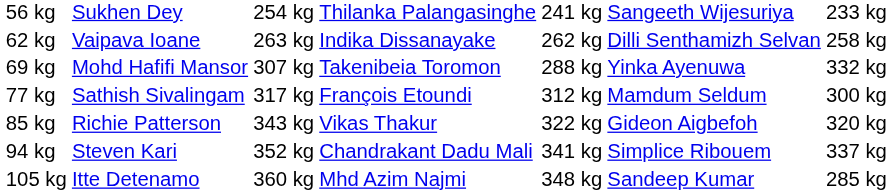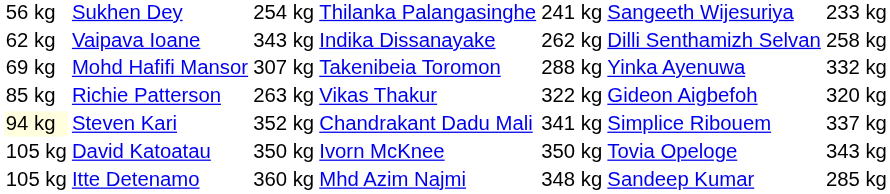(284, 40) 263 kg -> (284, 40) 343 kg
- row: (158, 95)
(284, 123) 343 kg -> (284, 95) 263 kg
(31, 151) no background -> (31, 123) lightyellow background
+ row: (141, 151)
